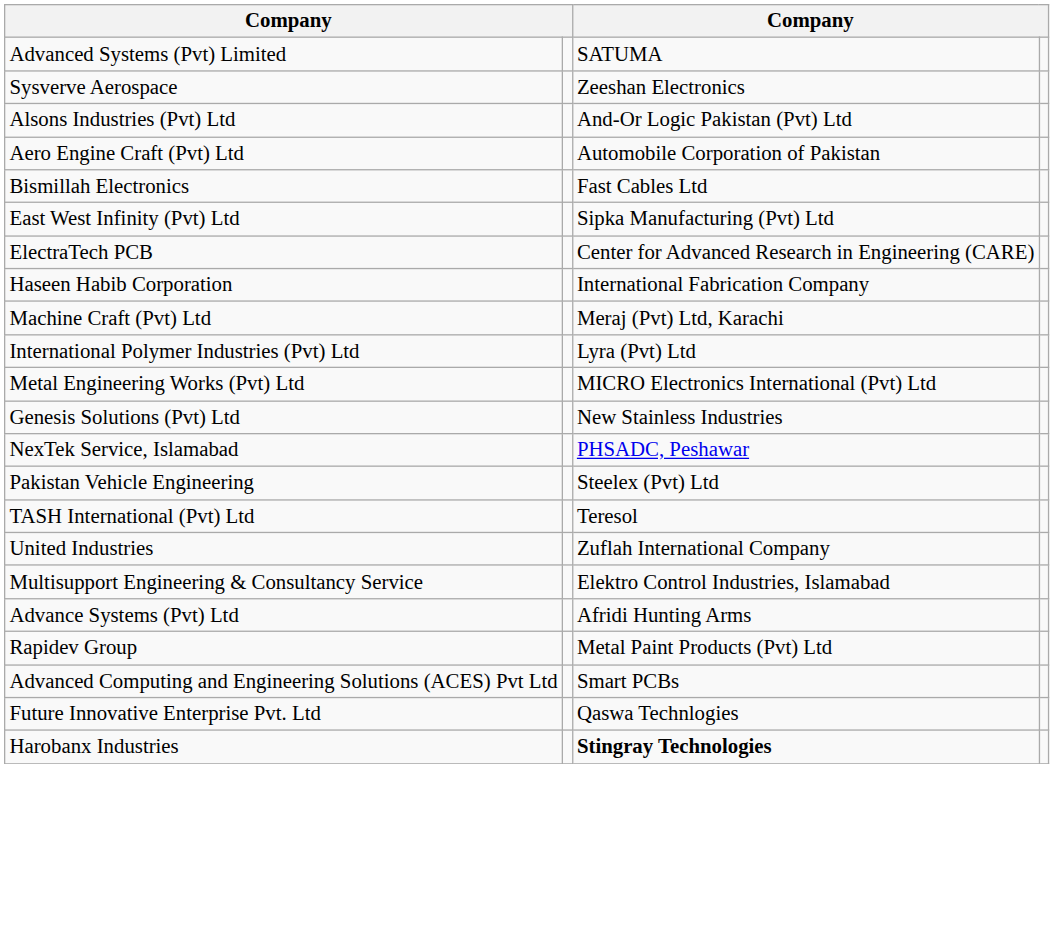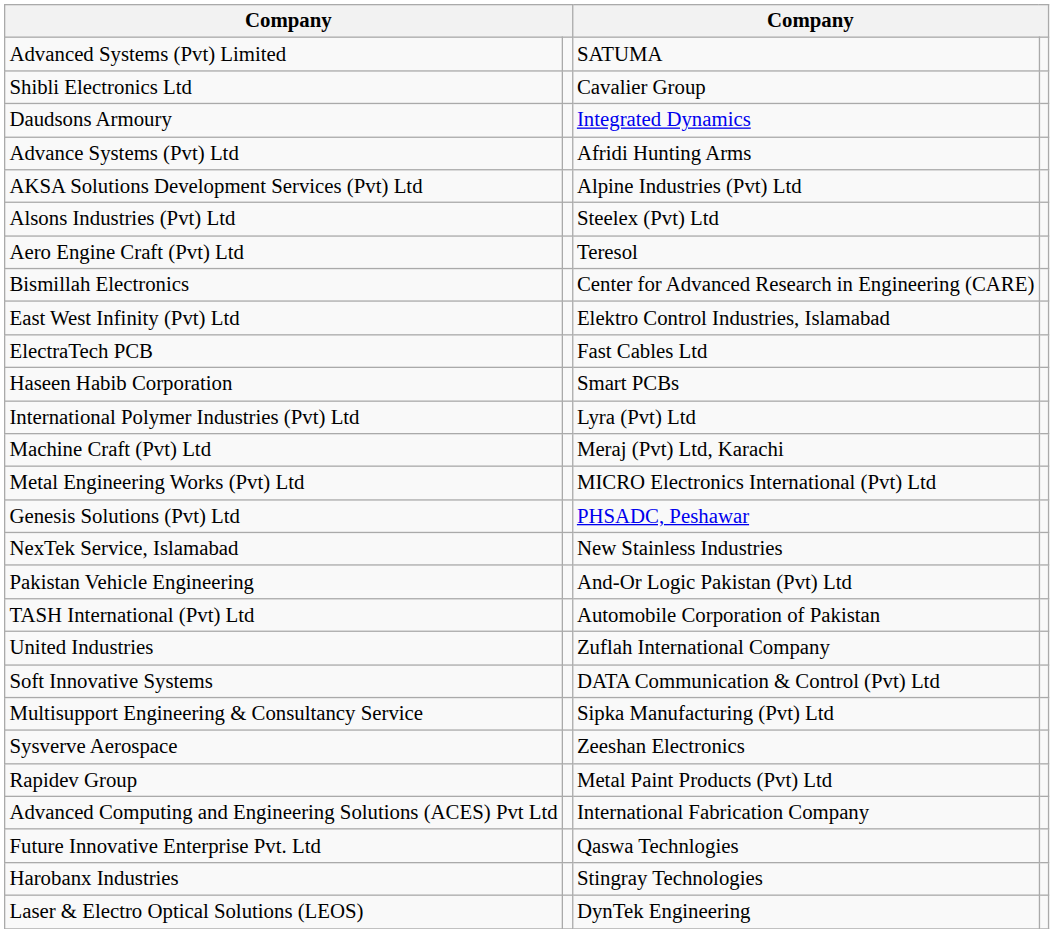+ row: (101, 86)
+ row: (91, 119)
rows swapped: (124, 614) <-> (93, 86)
+ row: (216, 185)
(714, 119) And-Or Logic Pakistan (Pvt) Ltd -> (648, 218) Steelex (Pvt) Ltd
(729, 152) Automobile Corporation of Pakistan -> (607, 251) Teresol
(642, 185) Fast Cables Ltd -> (806, 284) Center for Advanced Research in Engineering (CARE)
(705, 218) Sipka Manufacturing (Pvt) Ltd -> (733, 317) Elektro Control Industries, Islamabad
(806, 251) Center for Advanced Research in Engineering (CARE) -> (642, 350) Fast Cables Ltd
(723, 284) International Fabrication Company -> (628, 383) Smart PCBs
rows swapped: (184, 350) <-> (110, 317)
(680, 416) New Stainless Industries -> (663, 515) PHSADC, Peshawar
(663, 449) PHSADC, Peshawar -> (680, 548) New Stainless Industries
(648, 482) Steelex (Pvt) Ltd -> (714, 581) And-Or Logic Pakistan (Pvt) Ltd
(607, 515) Teresol -> (729, 614) Automobile Corporation of Pakistan
+ row: (111, 680)
(733, 581) Elektro Control Industries, Islamabad -> (705, 713) Sipka Manufacturing (Pvt) Ltd
(628, 680) Smart PCBs -> (723, 812) International Fabrication Company
(674, 746) bold -> (670, 878) normal
+ row: (186, 911)
